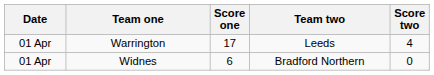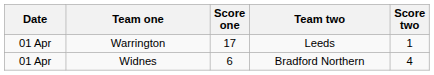(410, 43) 4 -> (410, 43) 1
(410, 61) 0 -> (410, 61) 4
